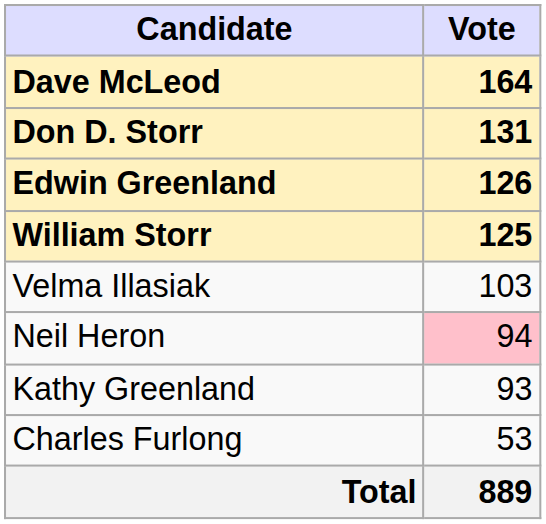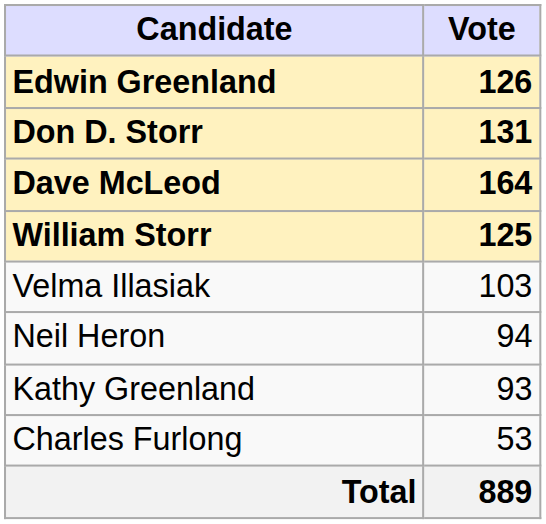rows swapped: (117, 81) <-> (144, 183)
(514, 337) pink background -> (514, 337) no background
